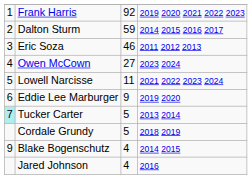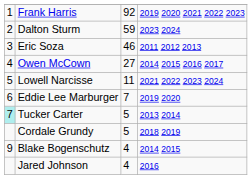(182, 30) 2014 2015 2016 2017 -> (160, 30) 2023 2024
(160, 64) 2023 2024 -> (182, 64) 2014 2015 2016 2017
(126, 98) 9 -> (126, 98) 7
